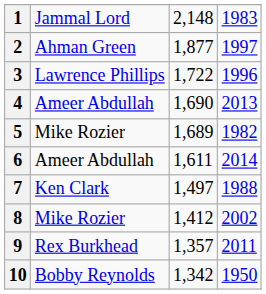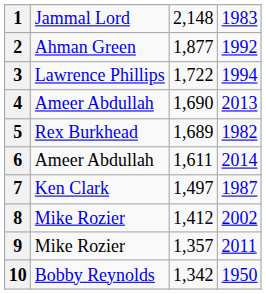(240, 47) 1997 -> (240, 47) 1992
(240, 75) 1996 -> (240, 75) 1994
(80, 132) Mike Rozier -> (86, 132) Rex Burkhead
(240, 189) 1988 -> (240, 189) 1987
(86, 246) Rex Burkhead -> (80, 246) Mike Rozier
